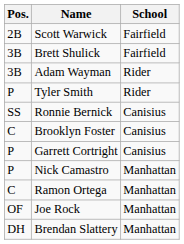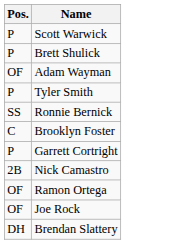- column: (150, 14)
(14, 33) 2B -> (11, 33) P
(14, 53) 3B -> (11, 53) P
(14, 72) 3B -> (15, 72) OF
(11, 170) P -> (14, 170) 2B
(11, 190) C -> (15, 190) OF
